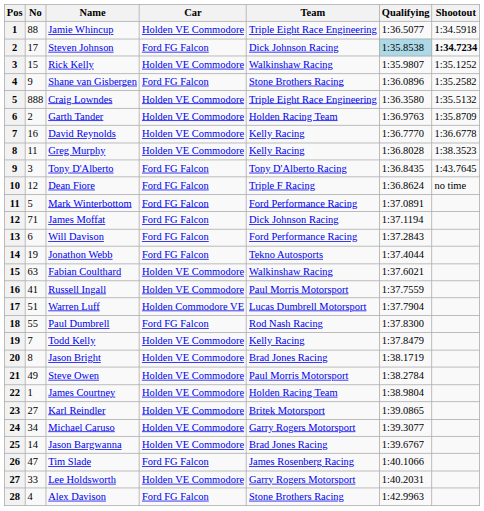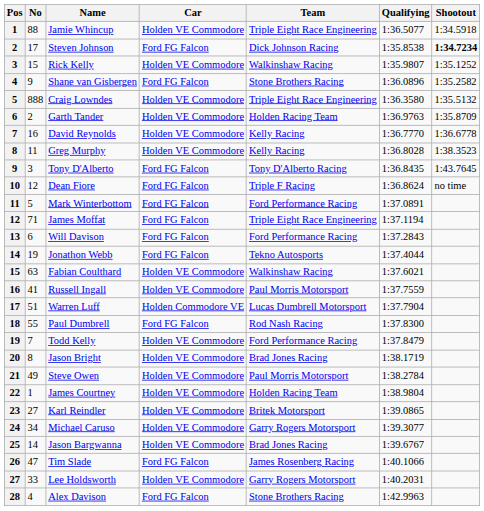(403, 47) lightblue background -> (403, 47) no background
(294, 220) Dick Johnson Racing -> (313, 220) Triple Eight Race Engineering
(277, 340) Kelly Racing -> (303, 340) Ford Performance Racing
